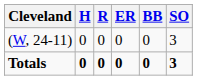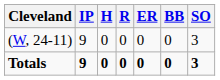+ column: (86, 16)
